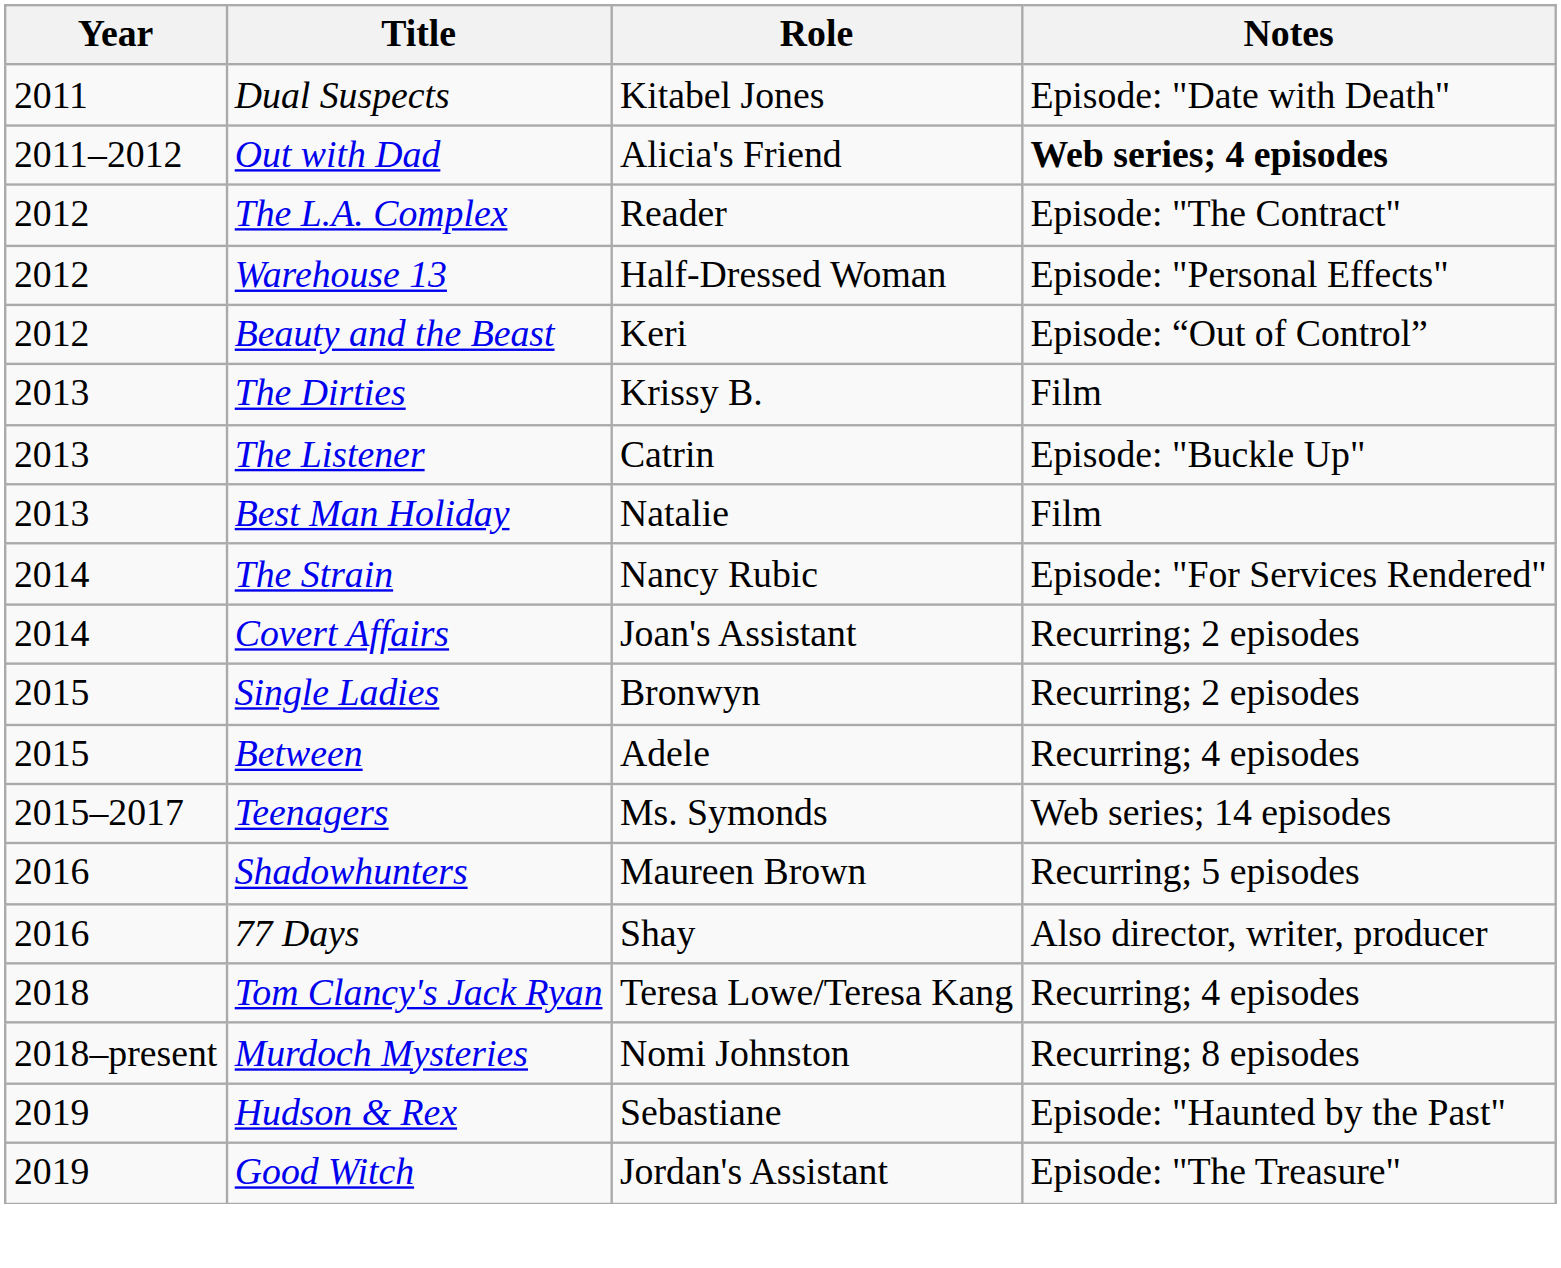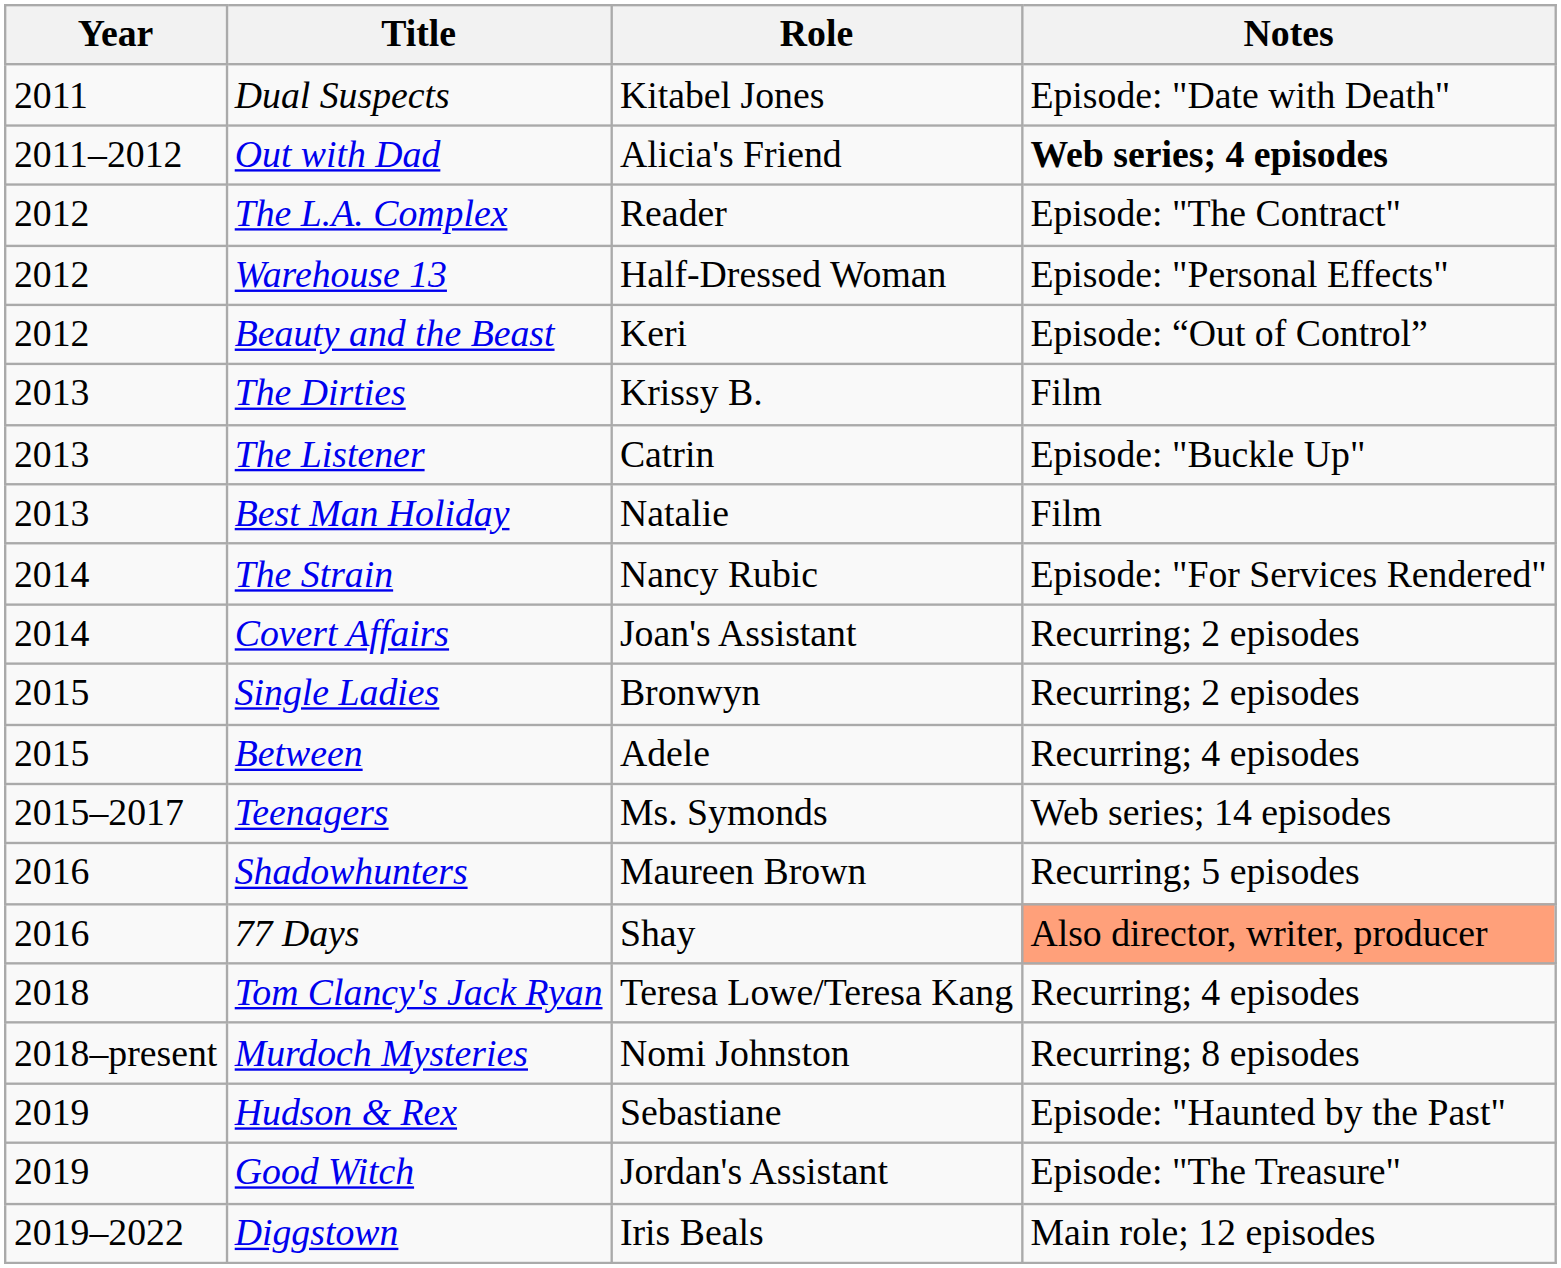(1259, 932) no background -> (1259, 932) lightsalmon background
+ row: (317, 1232)
